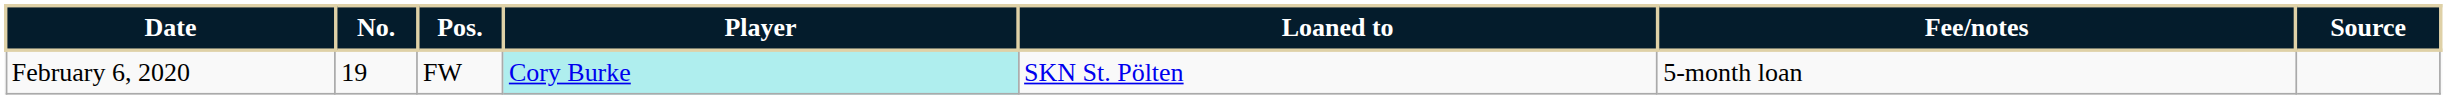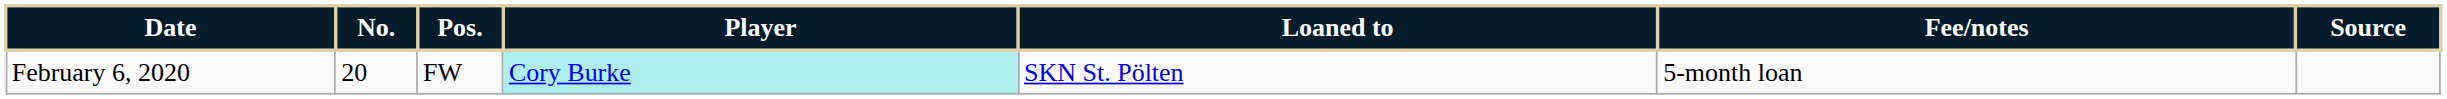(354, 72) 19 -> (354, 72) 20
